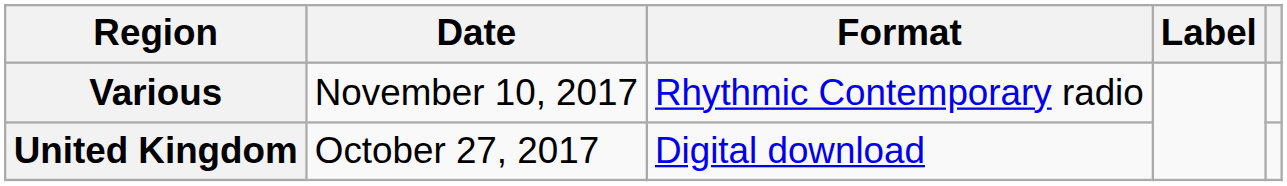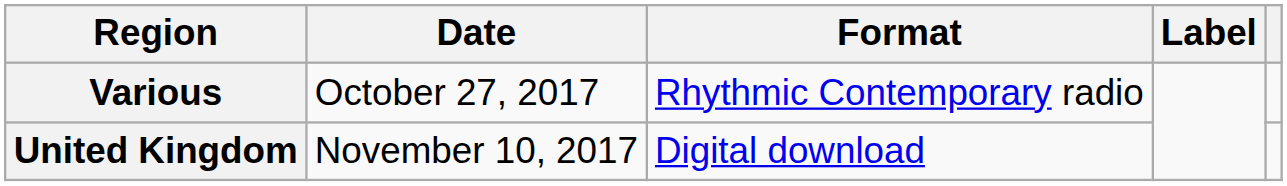(476, 92) November 10, 2017 -> (457, 92) October 27, 2017
(457, 150) October 27, 2017 -> (476, 150) November 10, 2017
